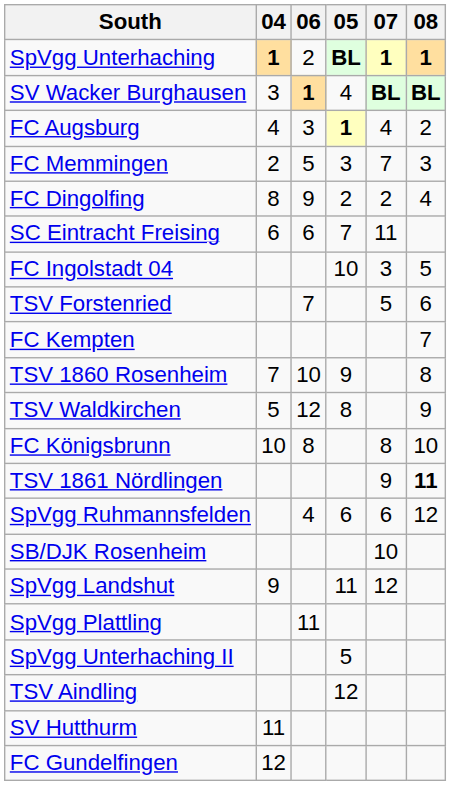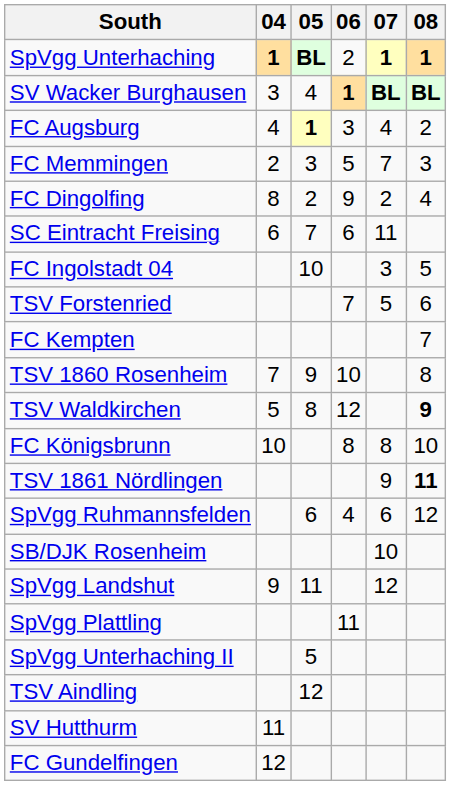columns swapped: (346, 22) <-> (309, 22)
(426, 410) normal -> (426, 410) bold
